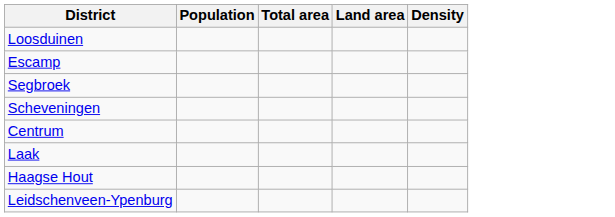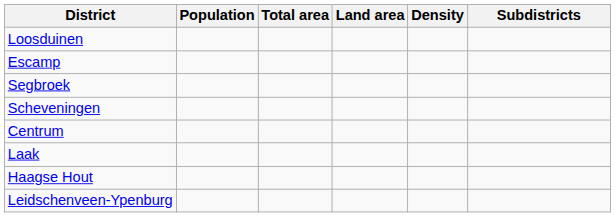+ column: (539, 16)
